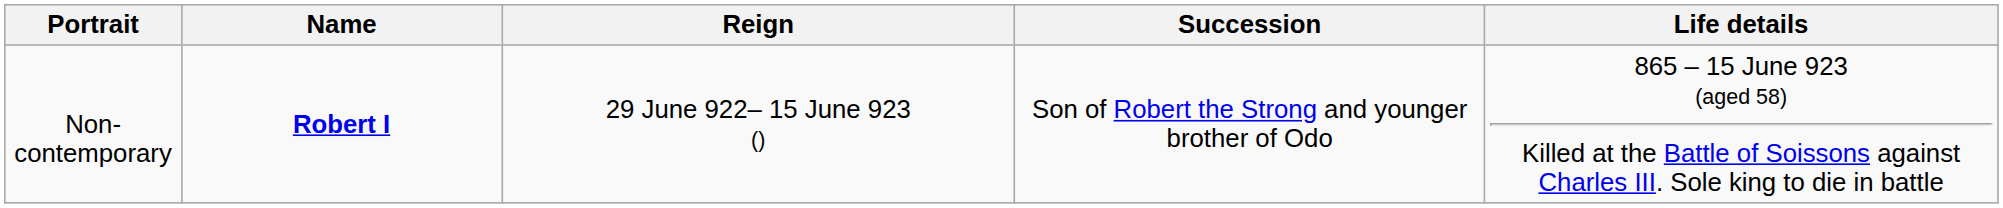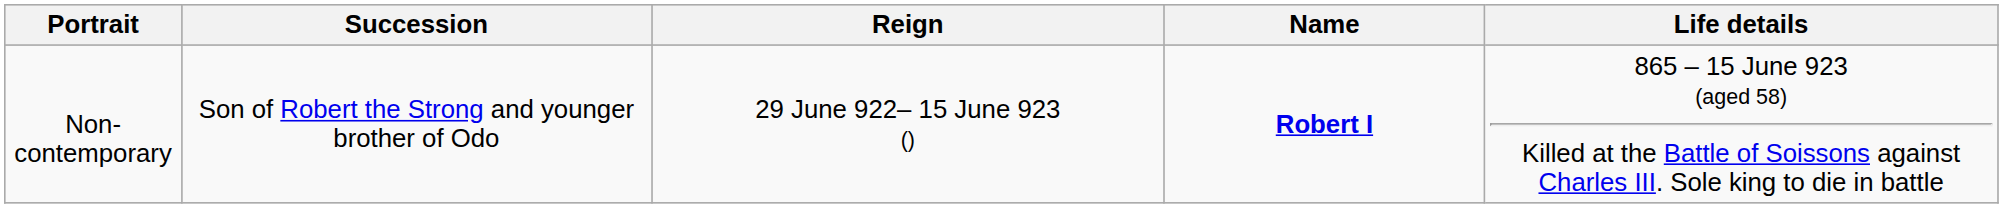columns swapped: (342, 24) <-> (1250, 24)
